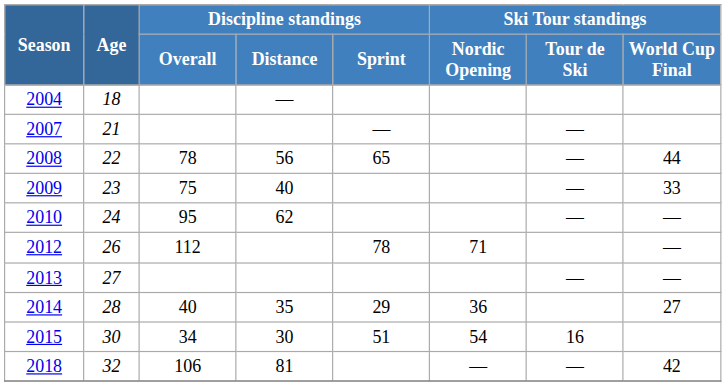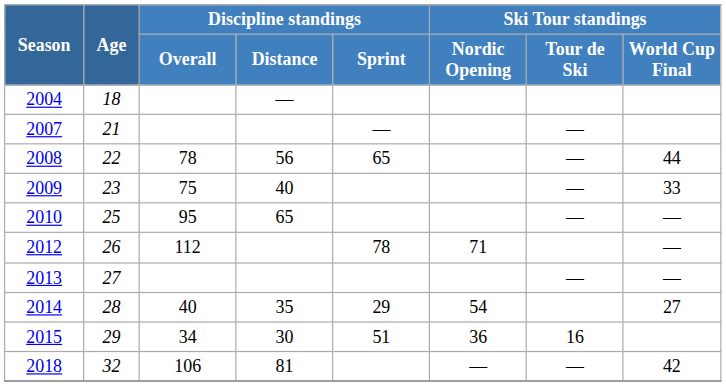(111, 218) 24 -> (111, 218) 25
(285, 218) 62 -> (285, 218) 65
(478, 306) 36 -> (478, 306) 54
(111, 336) 30 -> (111, 336) 29
(478, 336) 54 -> (478, 336) 36
